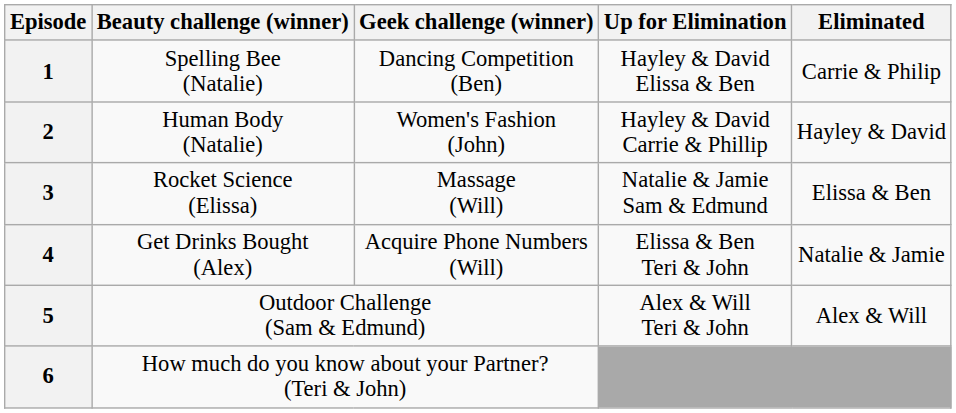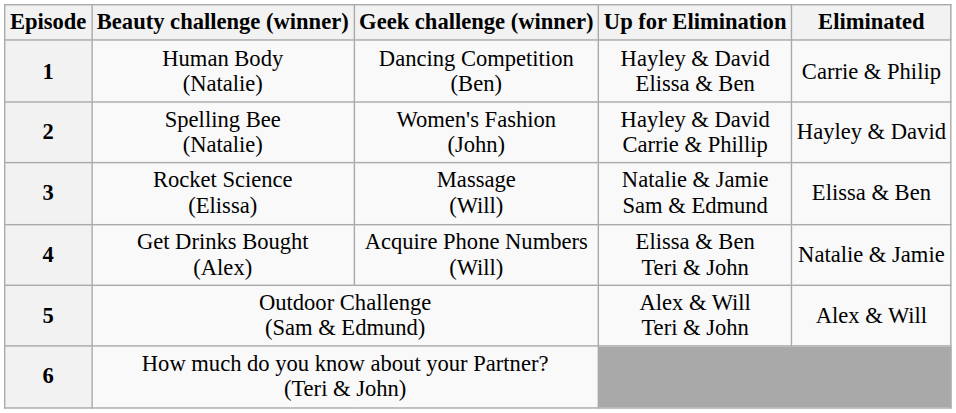(223, 70) Spelling Bee (Natalie) -> (223, 70) Human Body (Natalie)
(223, 132) Human Body (Natalie) -> (223, 132) Spelling Bee (Natalie)
